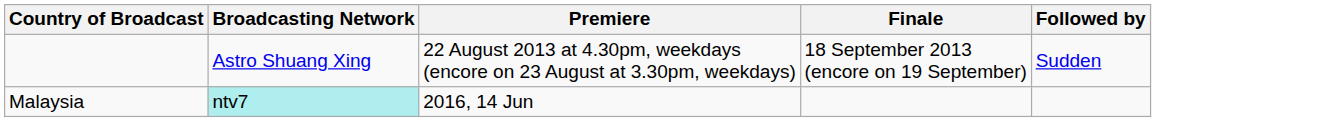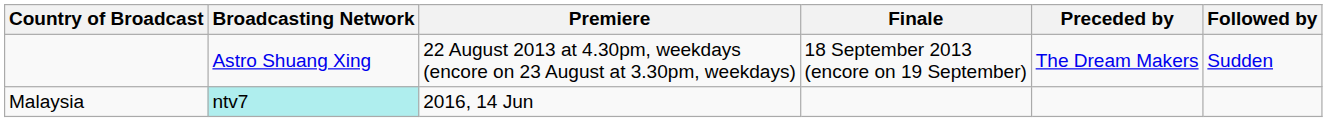+ column: (1117, 19)
